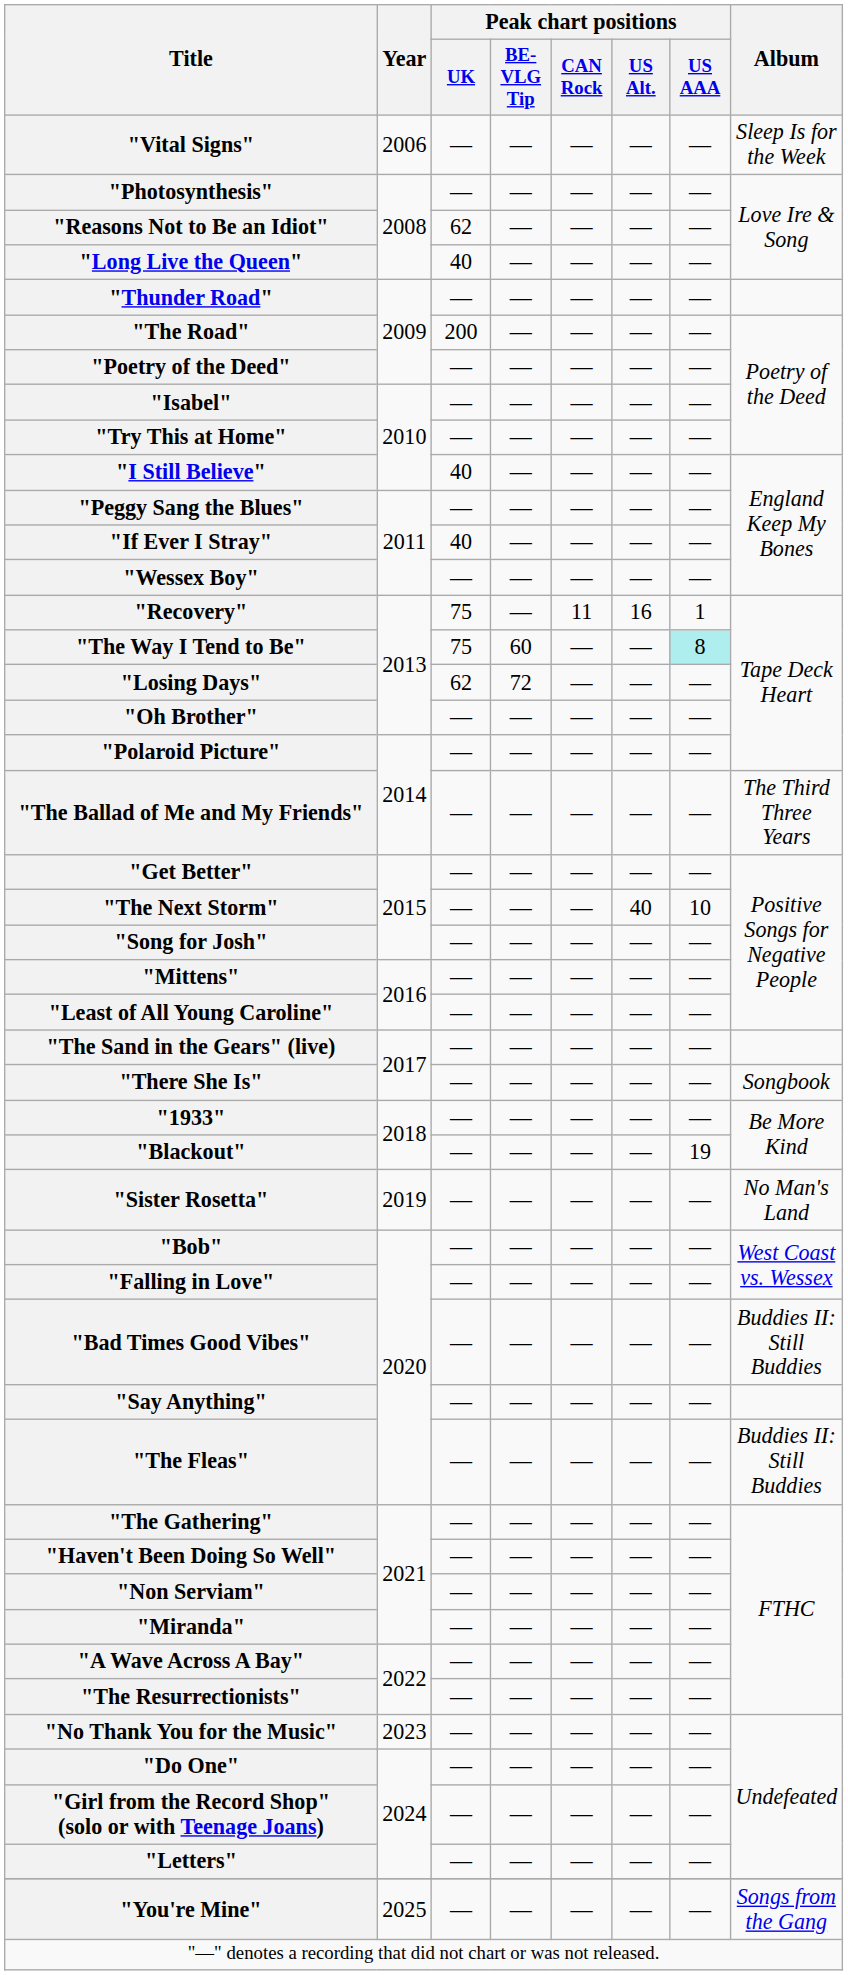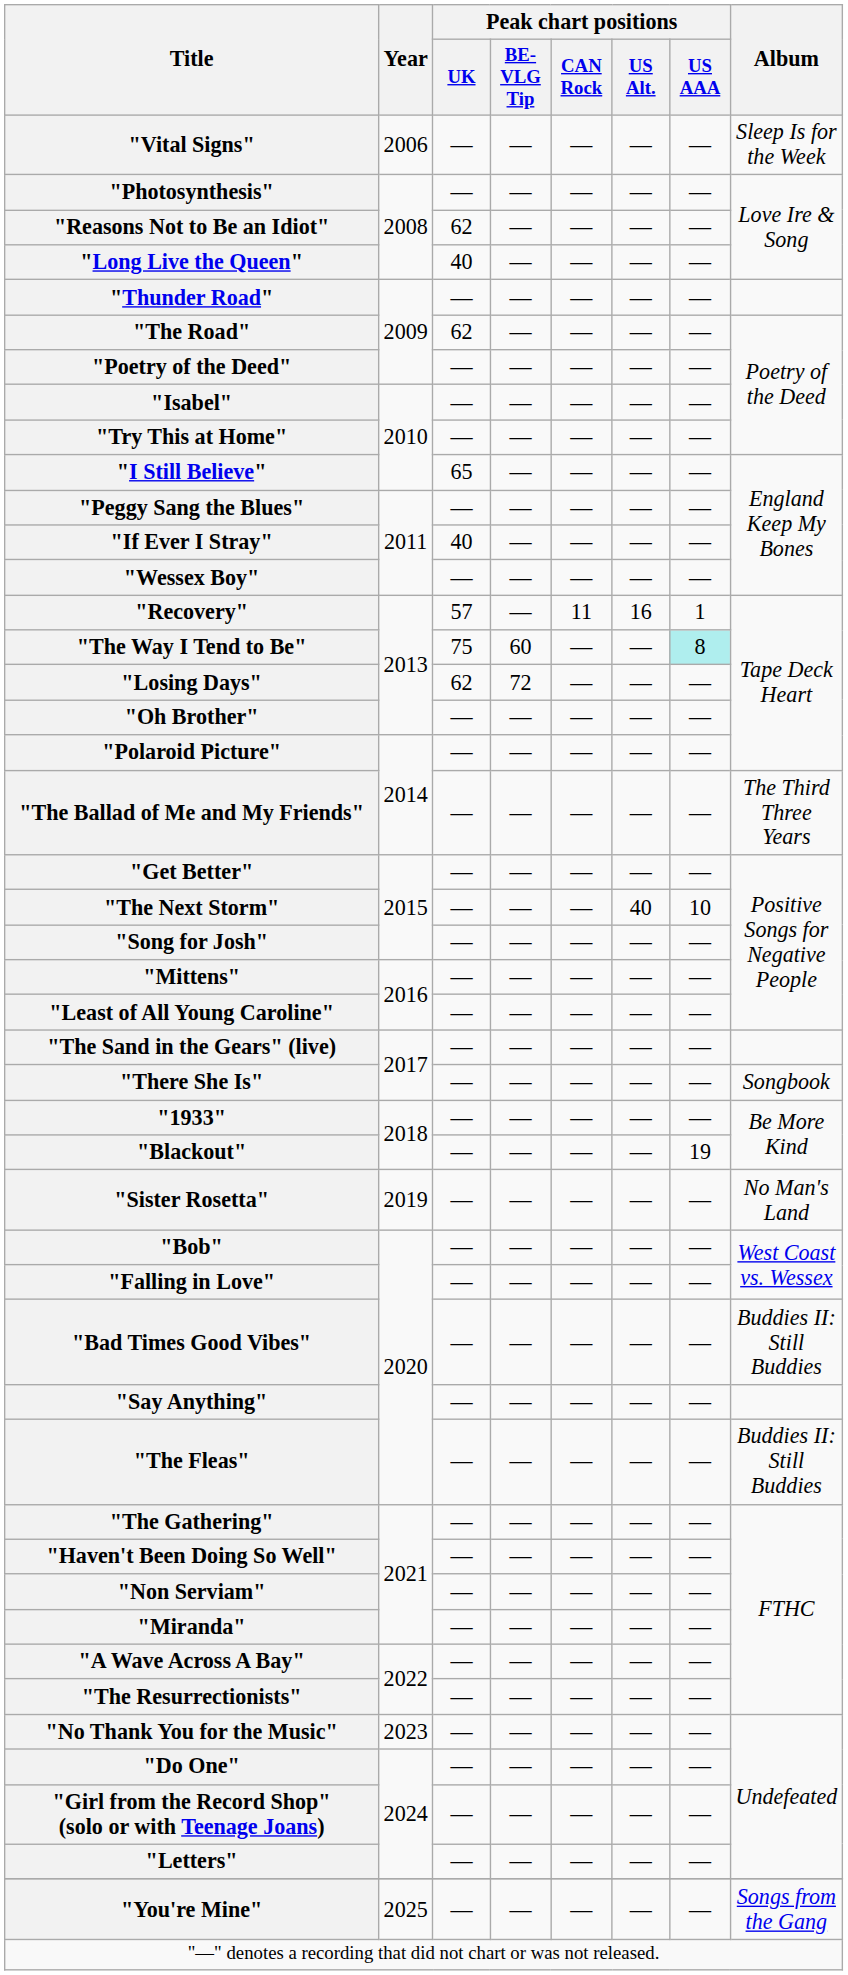(461, 332) 200 -> (461, 332) 62
(461, 472) 40 -> (461, 472) 65
(461, 612) 75 -> (461, 612) 57
